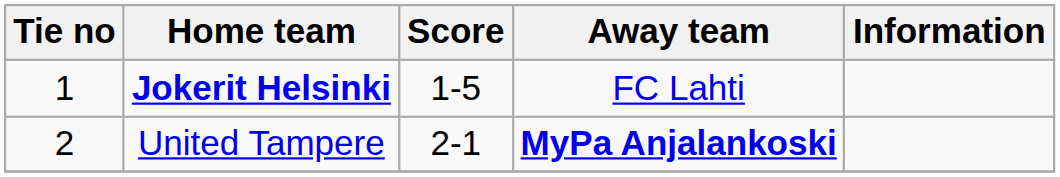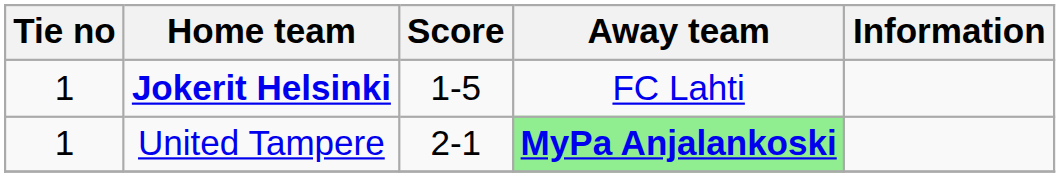(64, 143) 2 -> (64, 143) 1
(679, 143) no background -> (679, 143) lightgreen background
